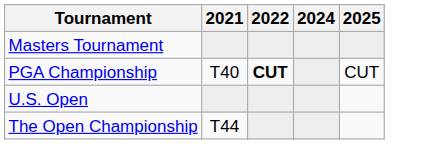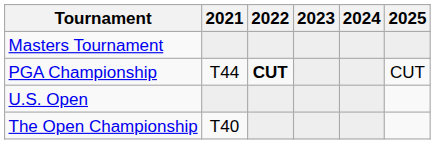+ column: (316, 18)
(224, 72) T40 -> (224, 72) T44
(224, 126) T44 -> (224, 126) T40
